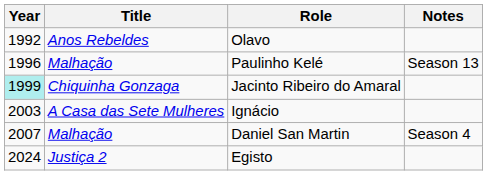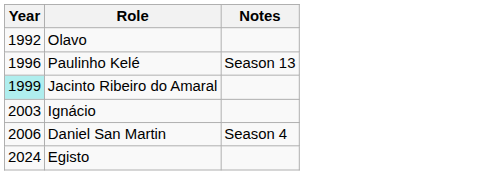- column: (136, 16)
(24, 134) 2007 -> (24, 134) 2006
